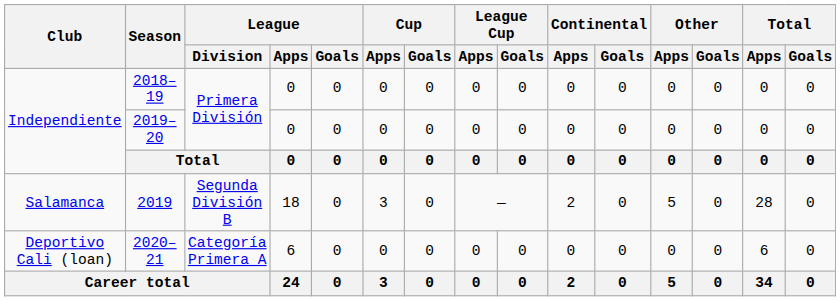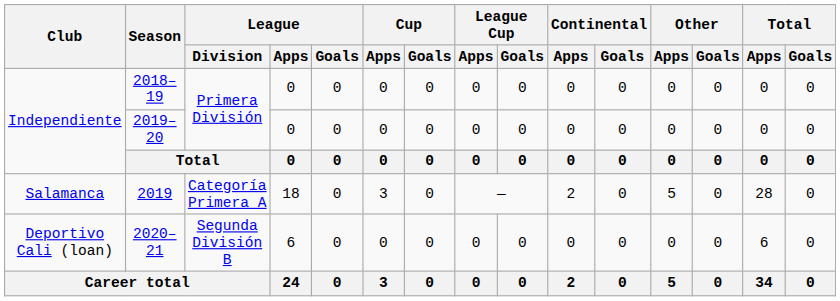(227, 202) Segunda División B -> (227, 194) Categoría Primera A
(227, 251) Categoría Primera A -> (227, 243) Segunda División B
